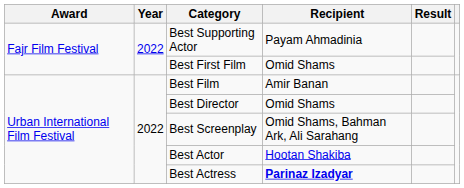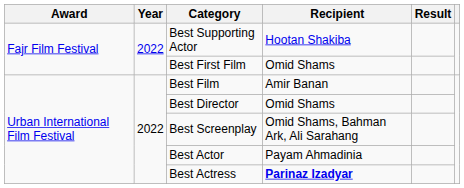(314, 39) Payam Ahmadinia -> (308, 39) Hootan Shakiba
(308, 155) Hootan Shakiba -> (314, 155) Payam Ahmadinia
